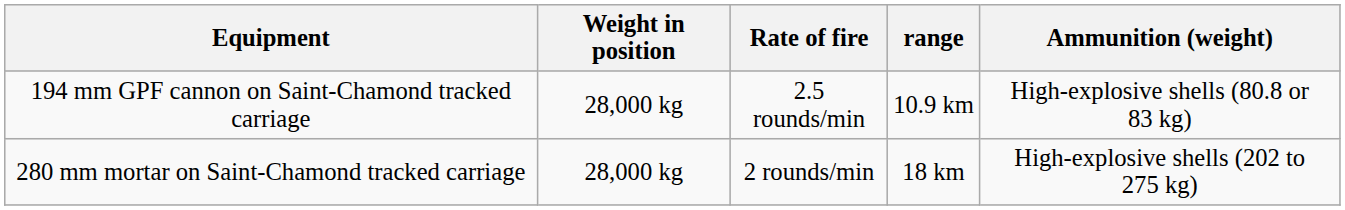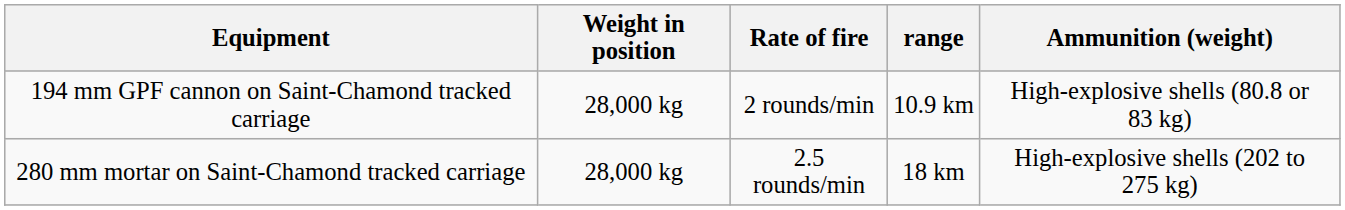(809, 104) 2.5 rounds/min -> (809, 104) 2 rounds/min
(809, 171) 2 rounds/min -> (809, 171) 2.5 rounds/min
